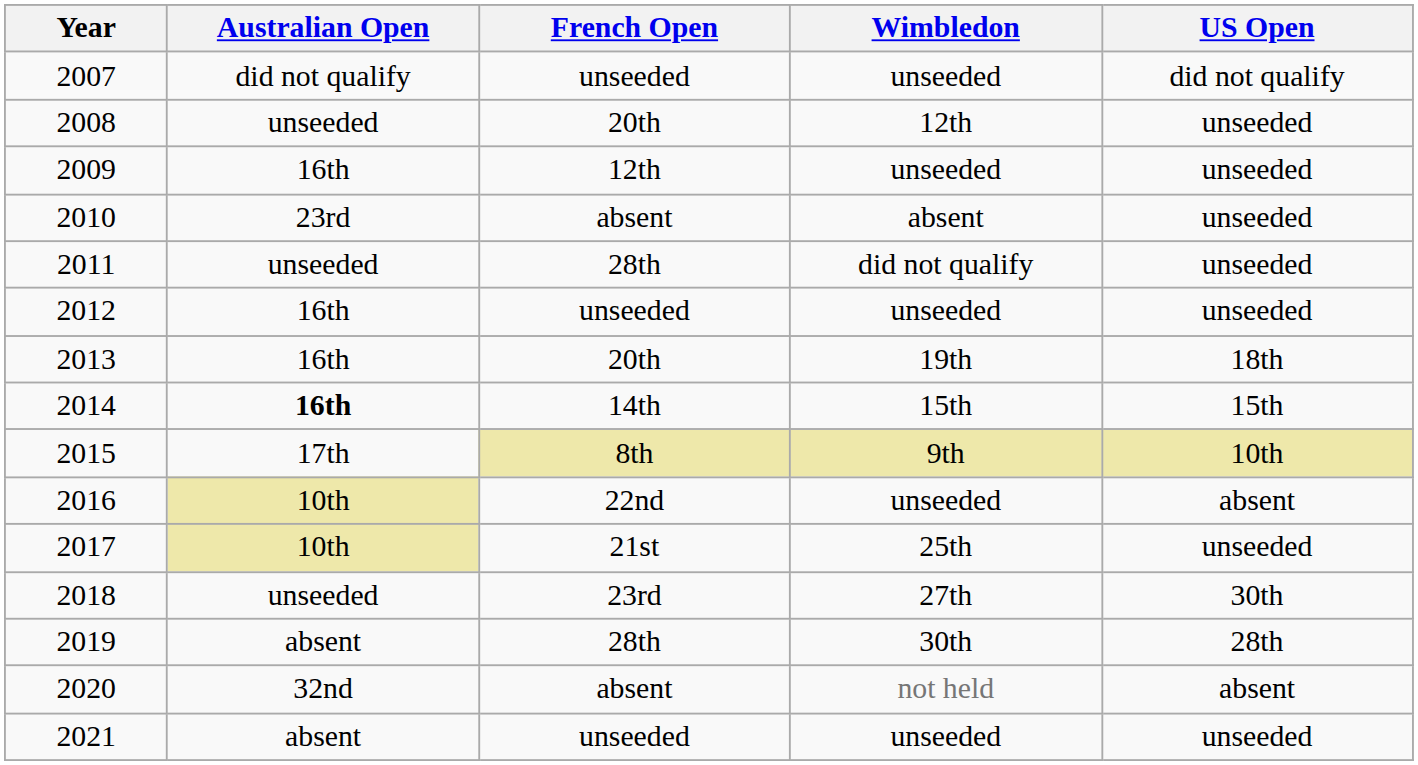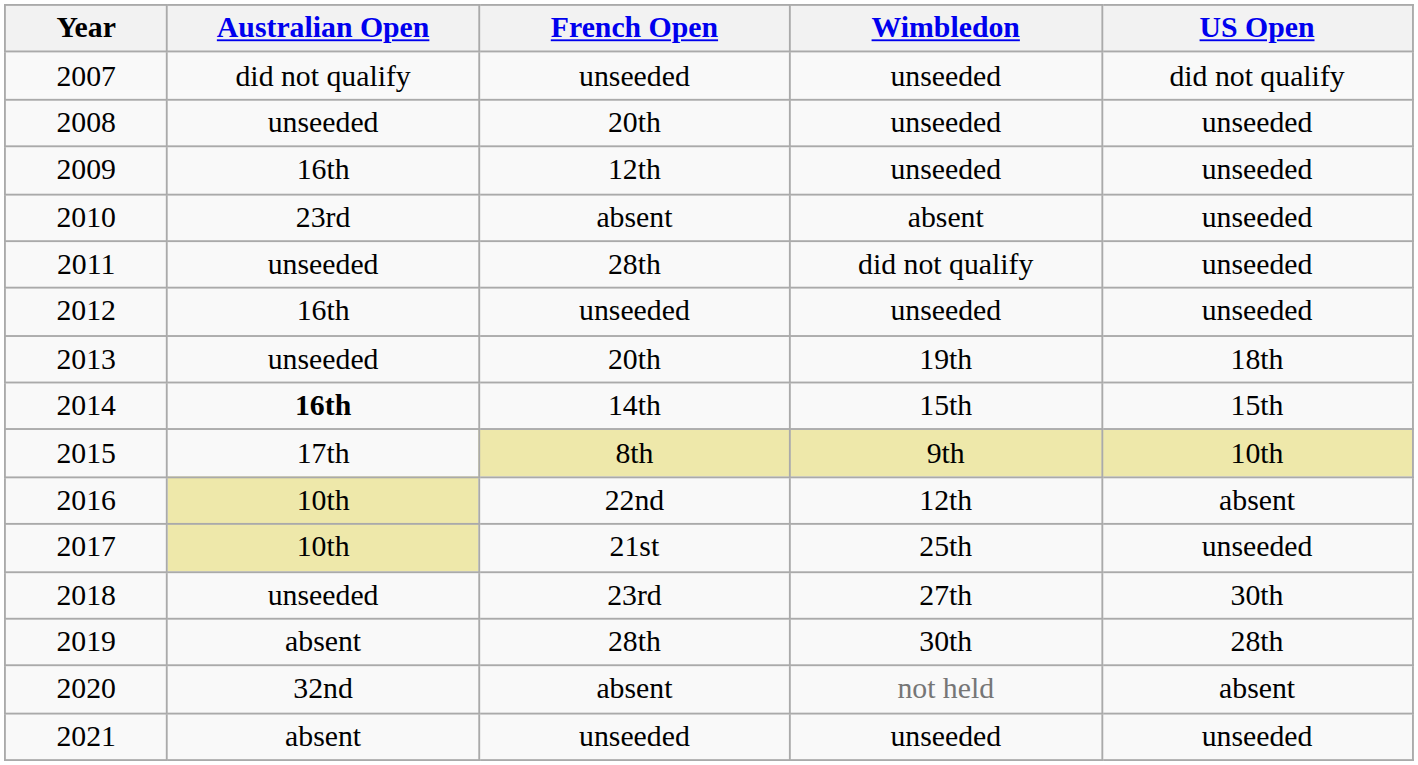(946, 122) 12th -> (946, 122) unseeded
(323, 358) 16th -> (323, 358) unseeded
(946, 500) unseeded -> (946, 500) 12th
